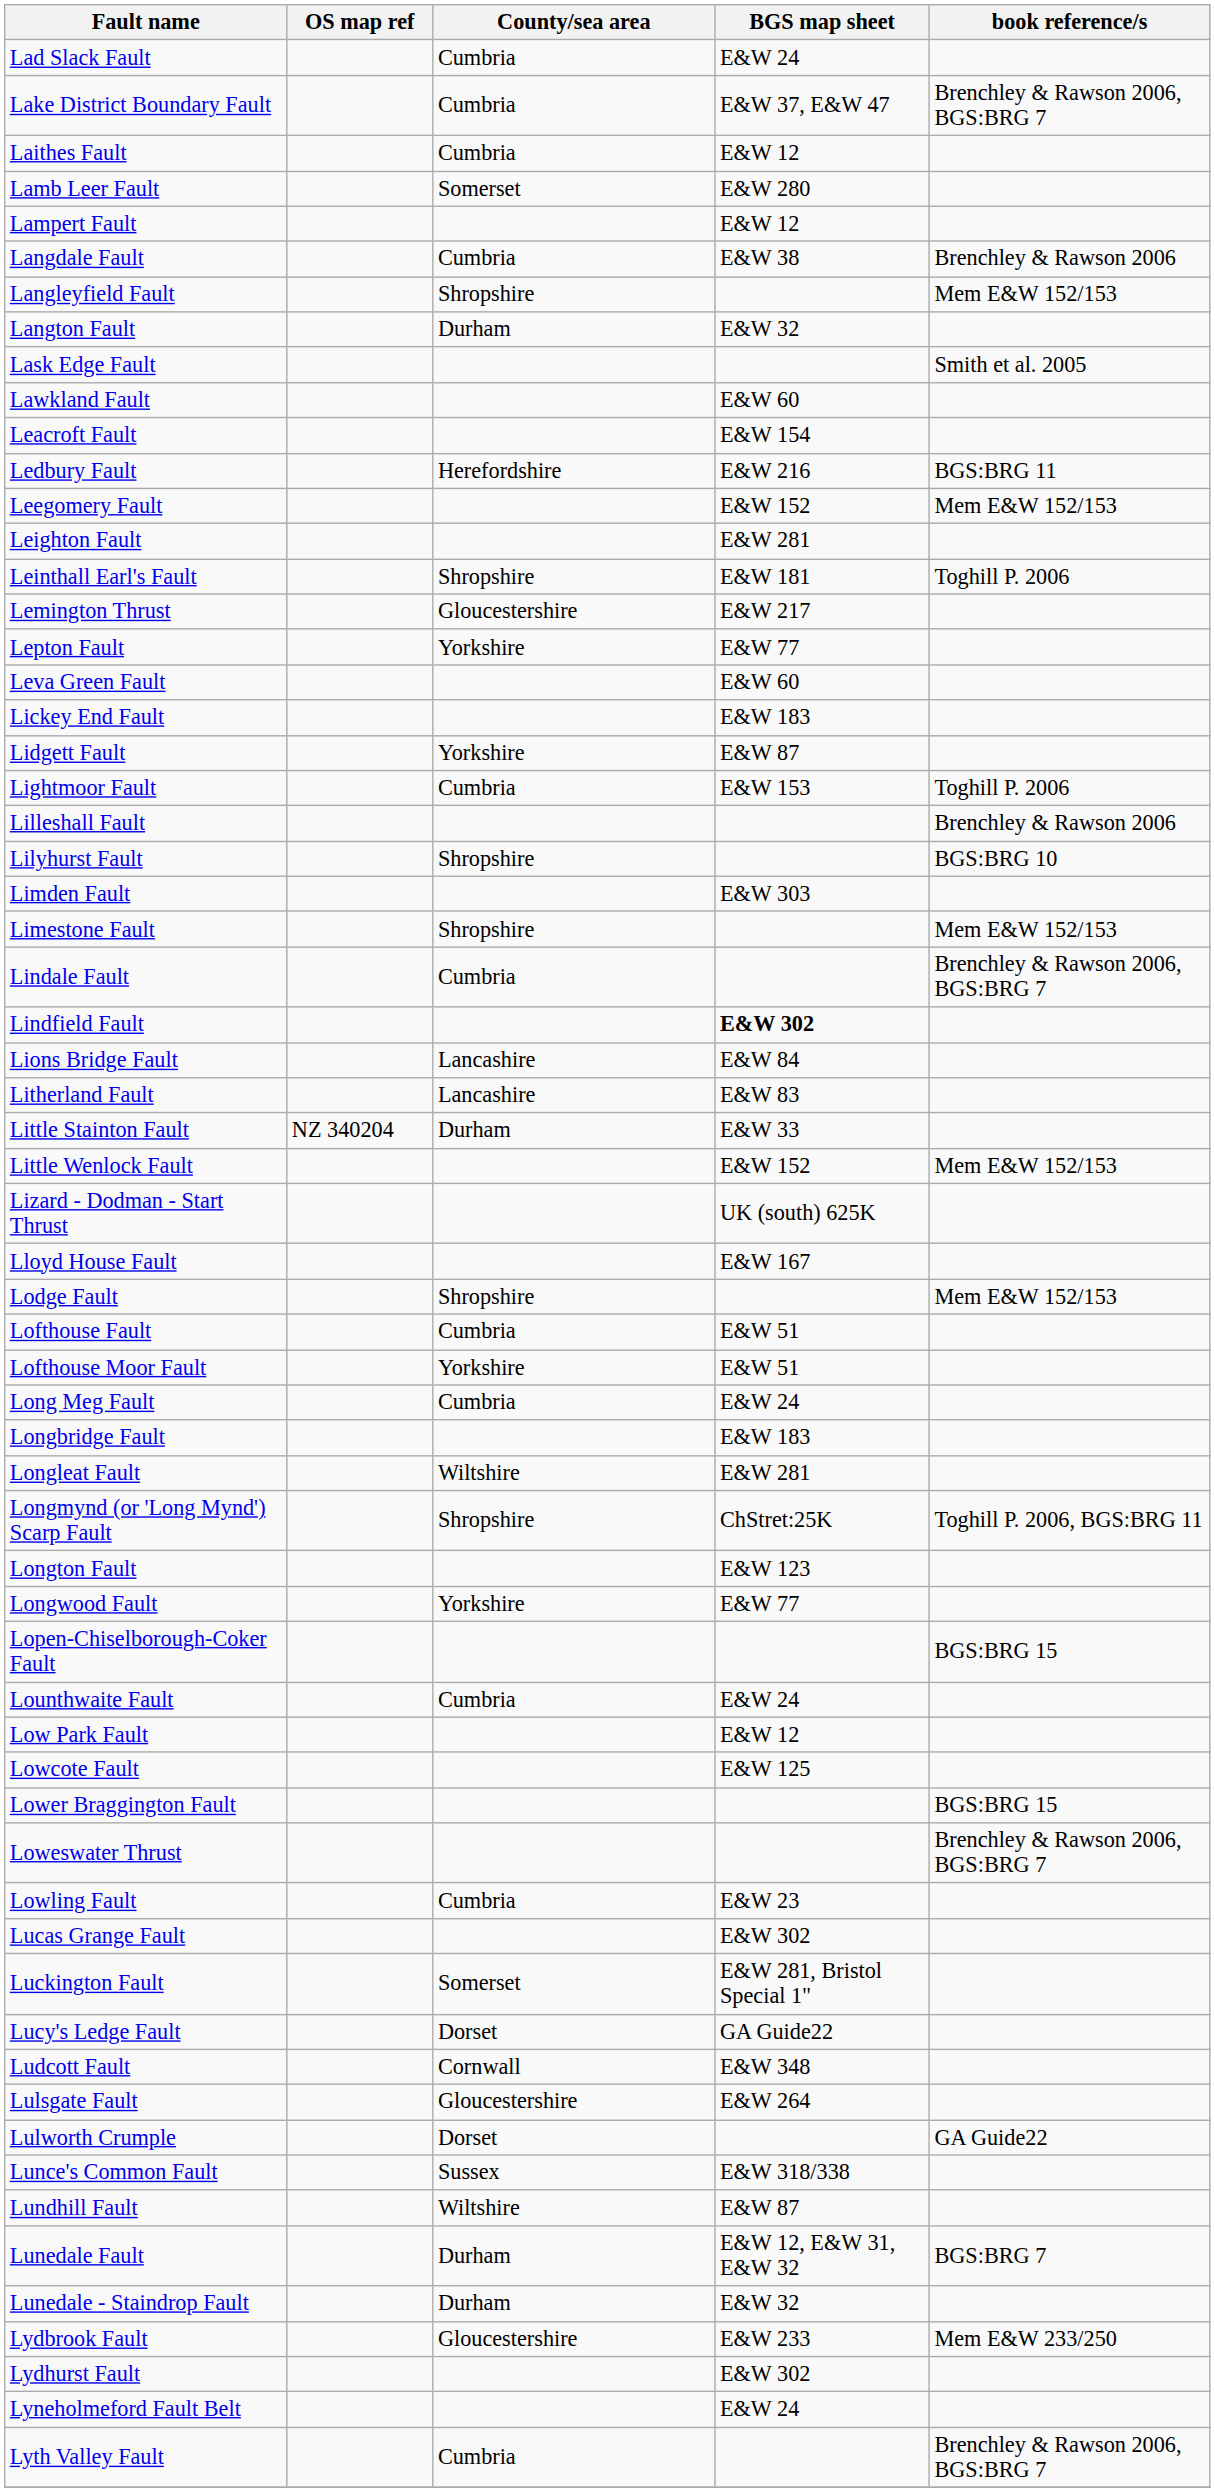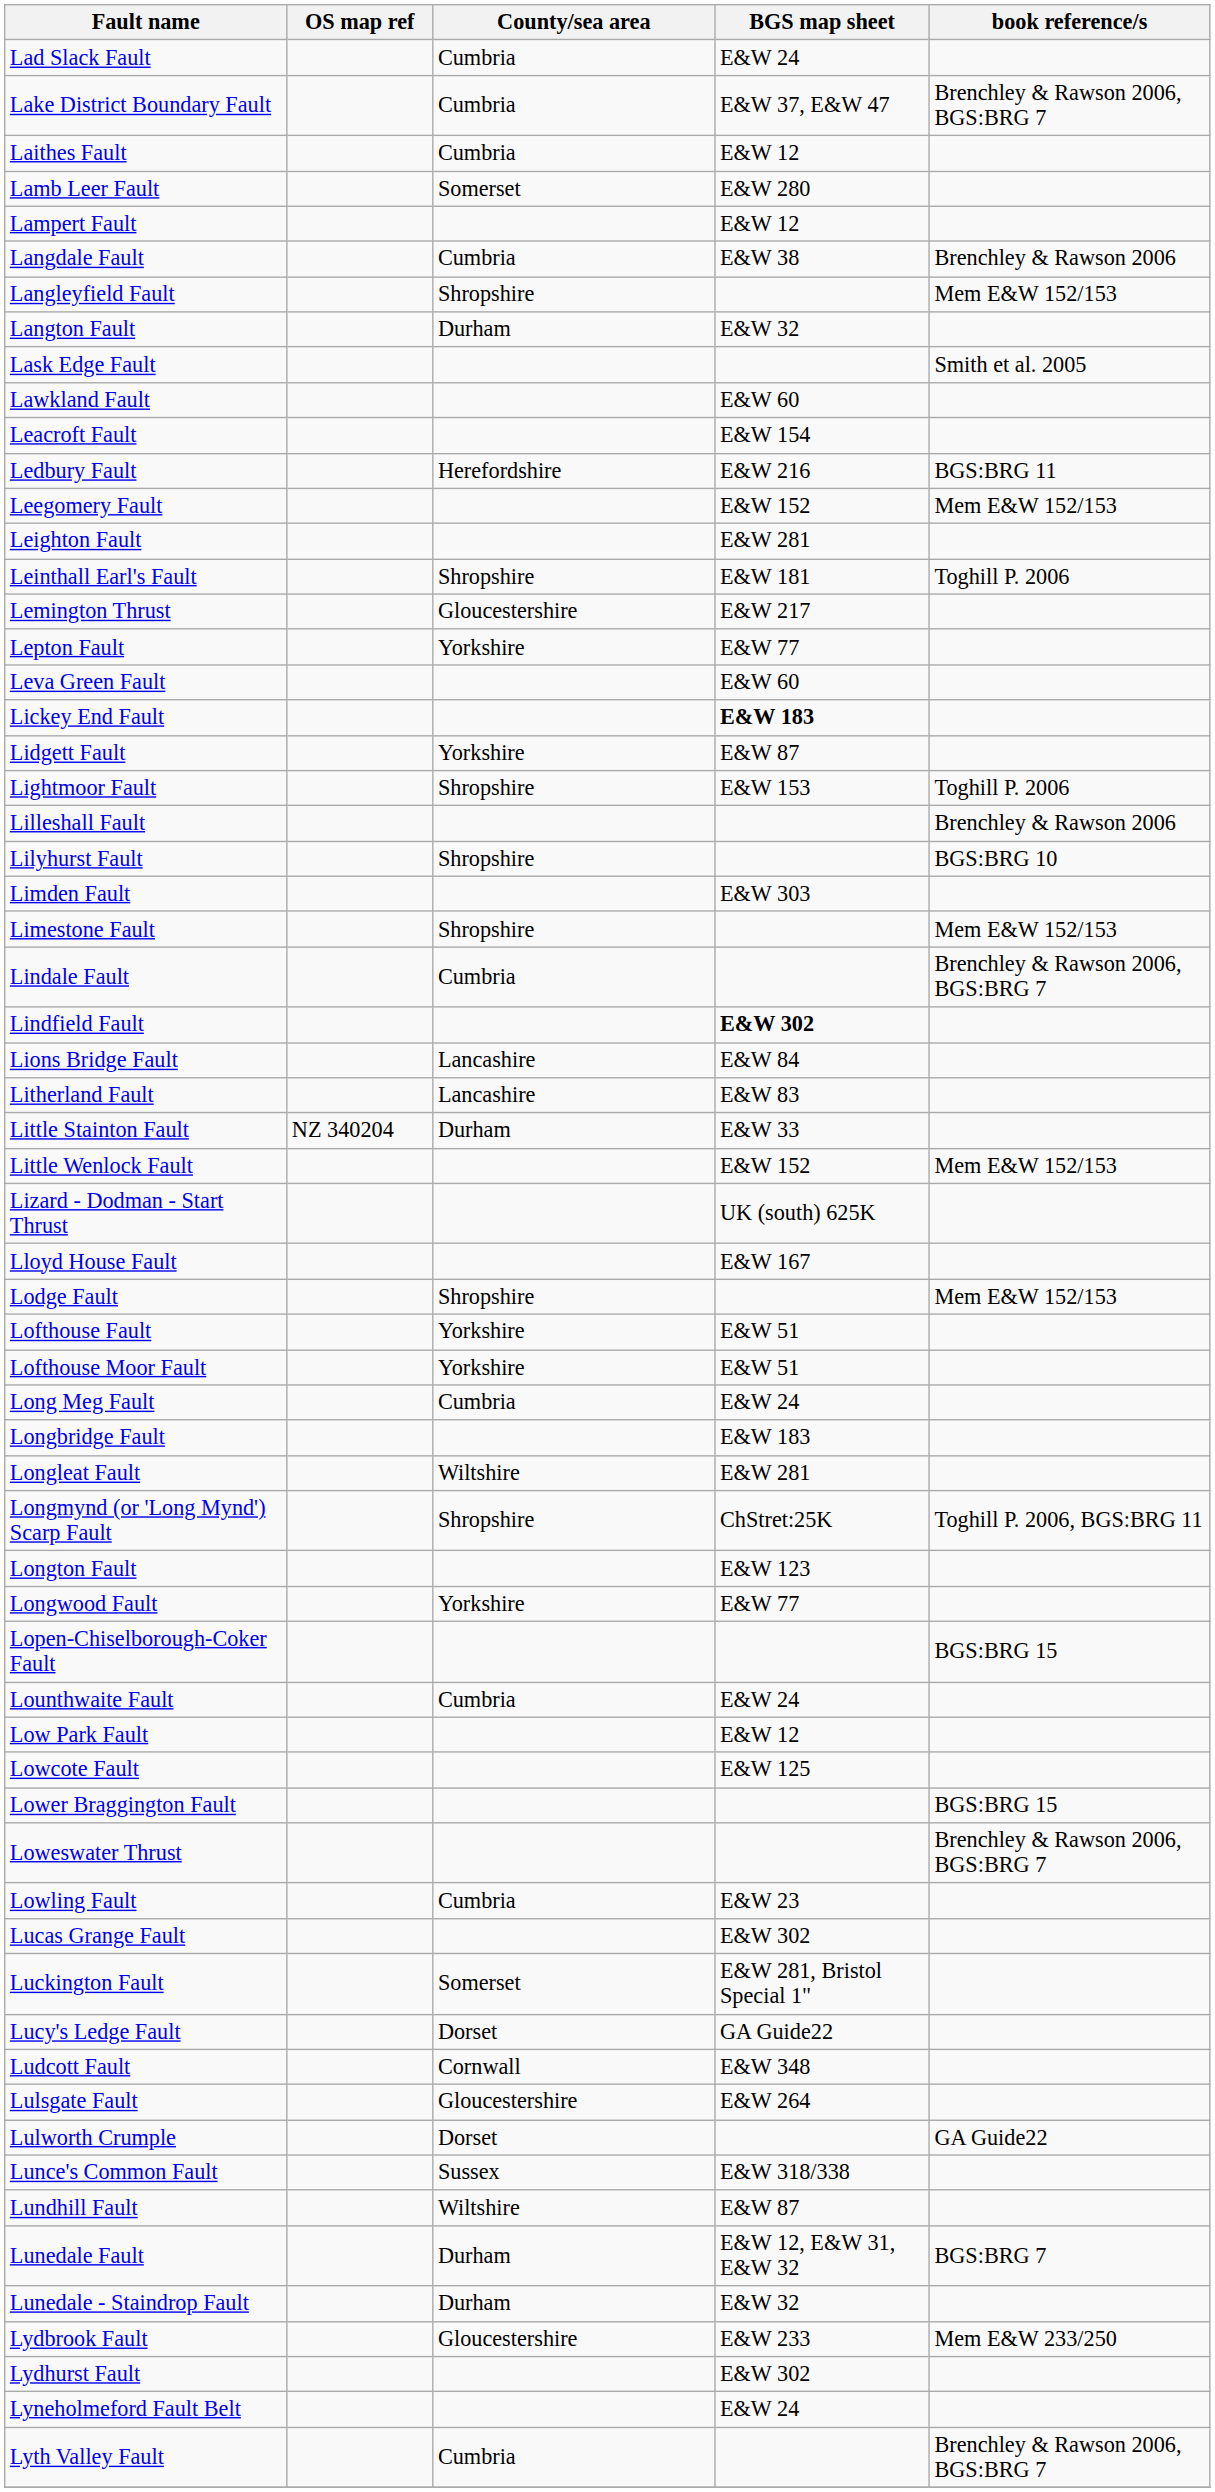(765, 717) normal -> (767, 717) bold
(477, 787) Cumbria -> (486, 787) Shropshire
(477, 1331) Cumbria -> (481, 1331) Yorkshire
